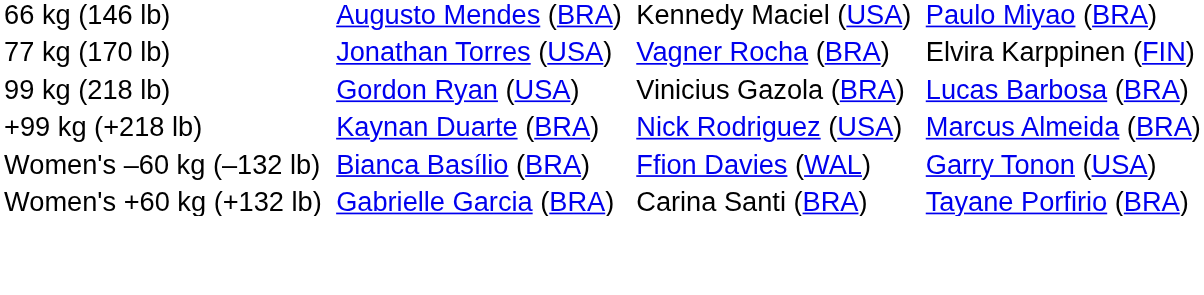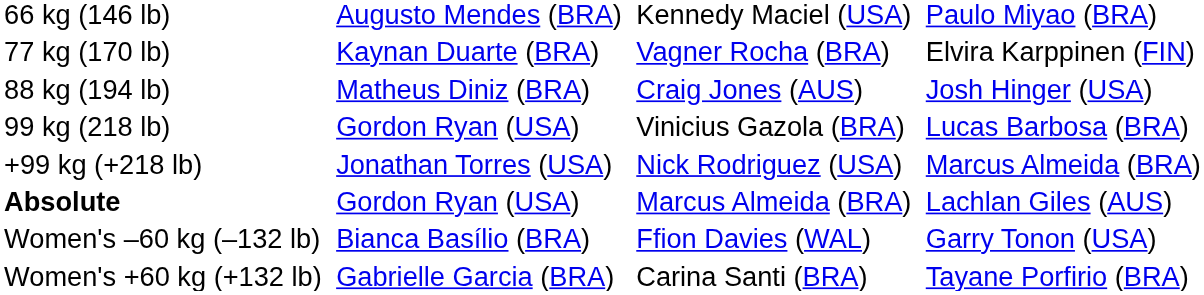(470, 52) Jonathan Torres (USA) -> (464, 52) Kaynan Duarte (BRA)
+ row: (87, 89)
(464, 127) Kaynan Duarte (BRA) -> (470, 164) Jonathan Torres (USA)
+ row: (62, 202)
